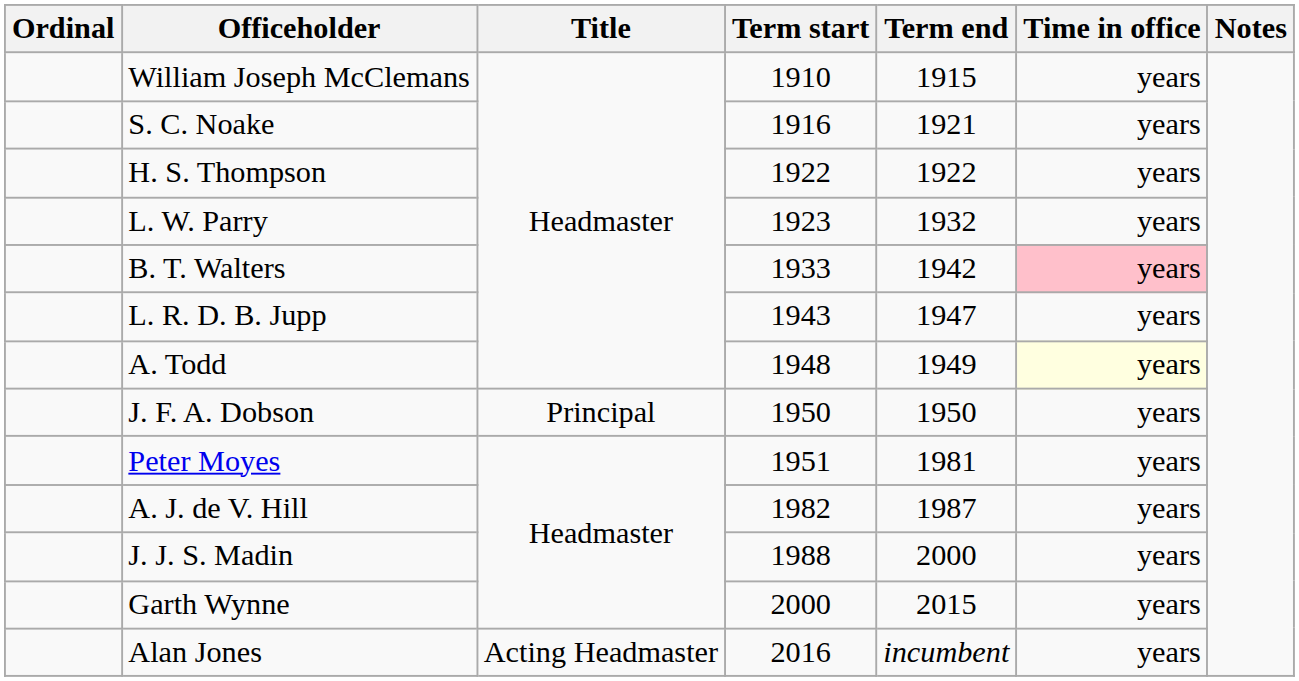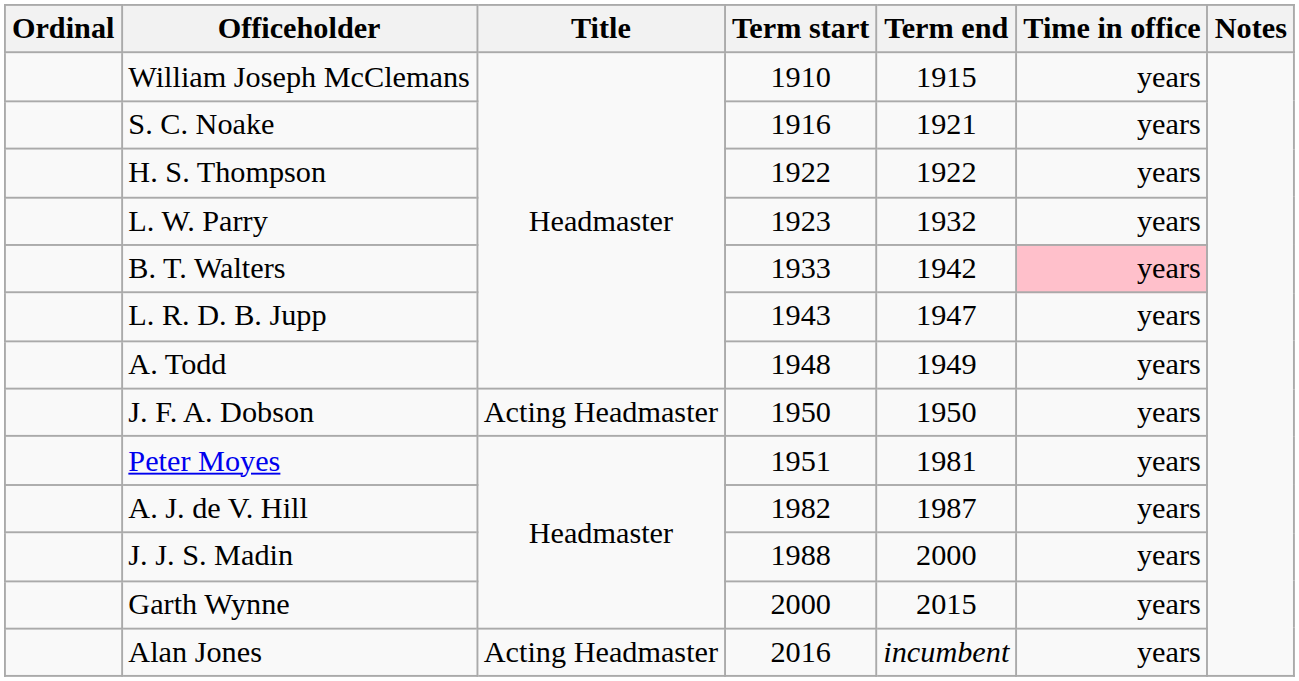(1169, 364) lightyellow background -> (1169, 364) no background
(601, 412) Principal -> (601, 412) Acting Headmaster
